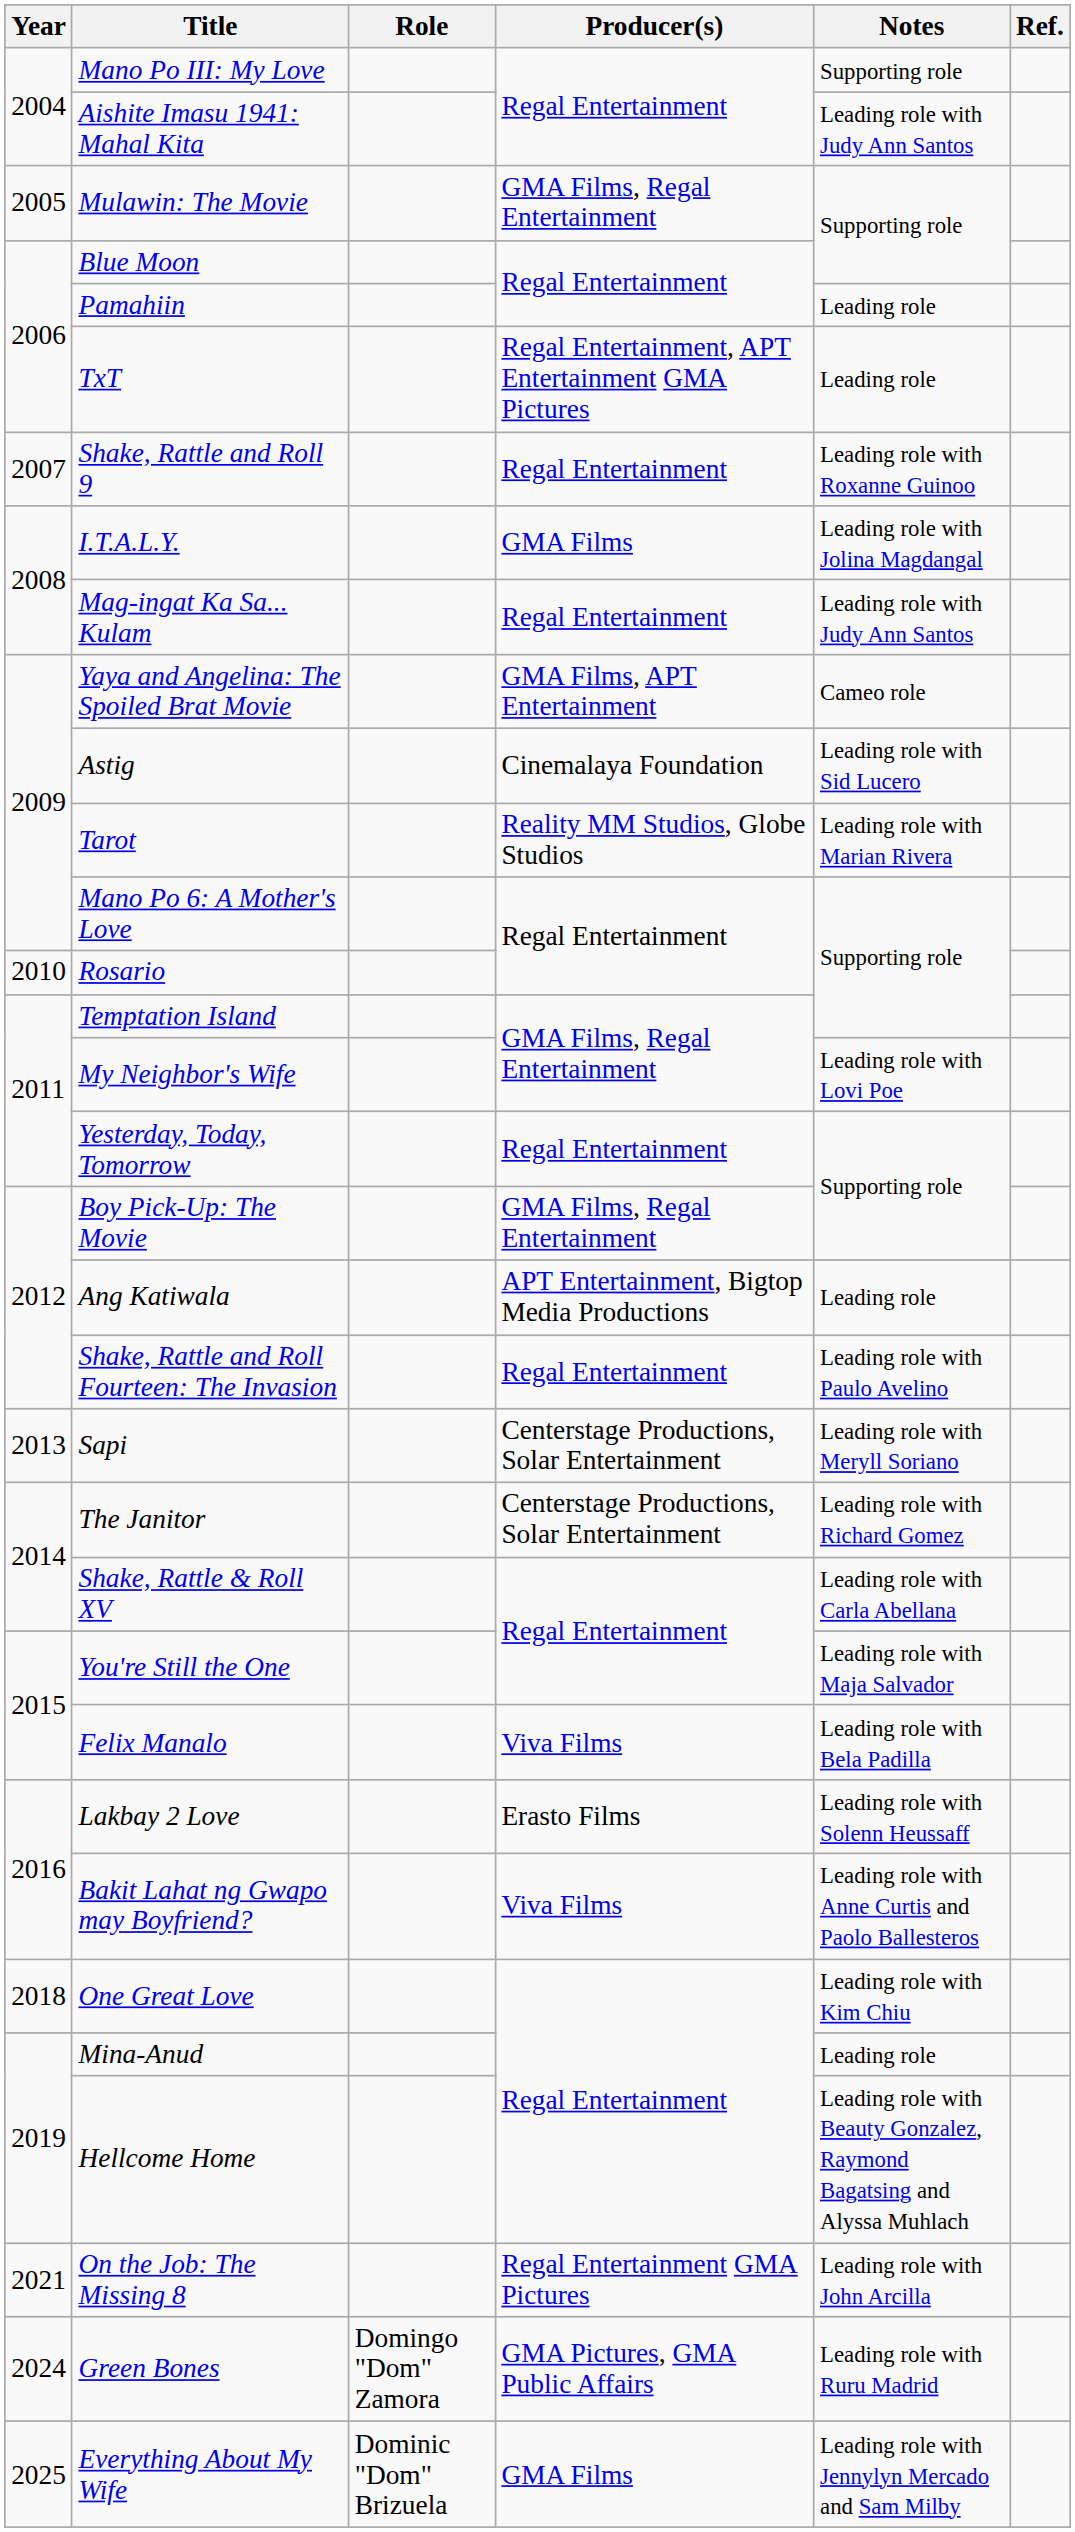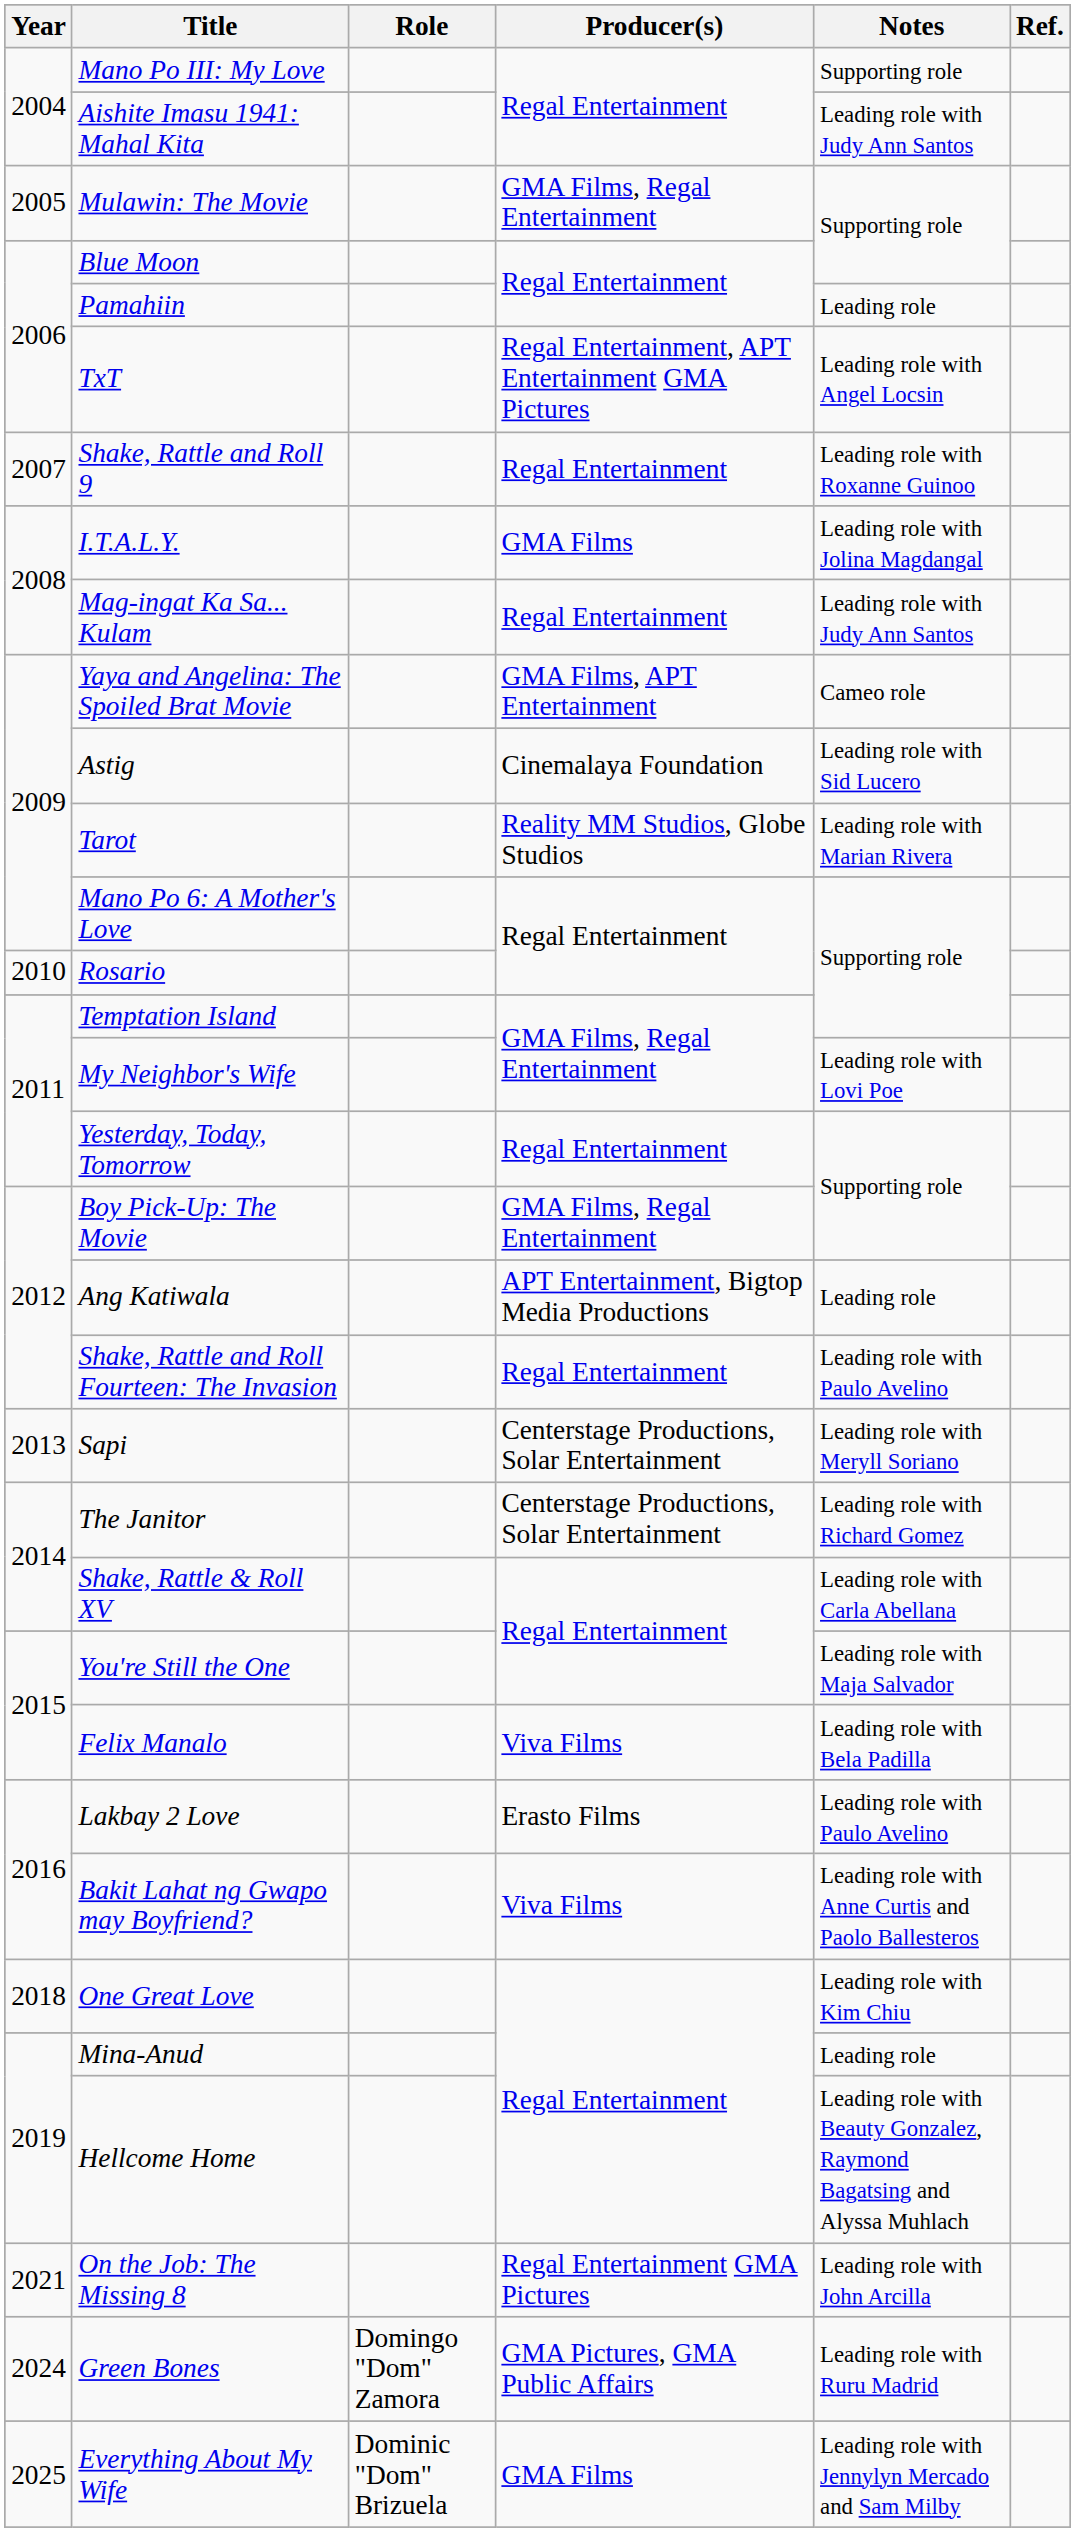(878, 380) Leading role -> (901, 380) Leading role with Angel Locsin
(901, 1817) Leading role with Solenn Heussaff -> (901, 1817) Leading role with Paulo Avelino
